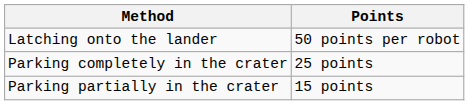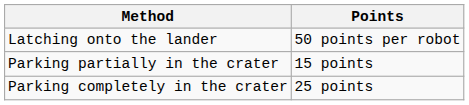rows swapped: (143, 88) <-> (148, 64)
